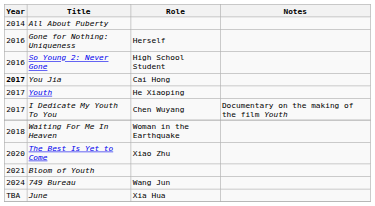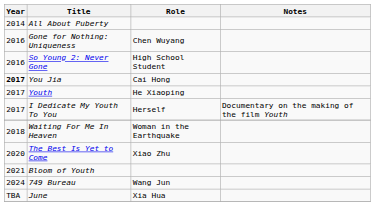(149, 41) Herself -> (159, 41) Chen Wuyang
(159, 109) Chen Wuyang -> (149, 109) Herself
